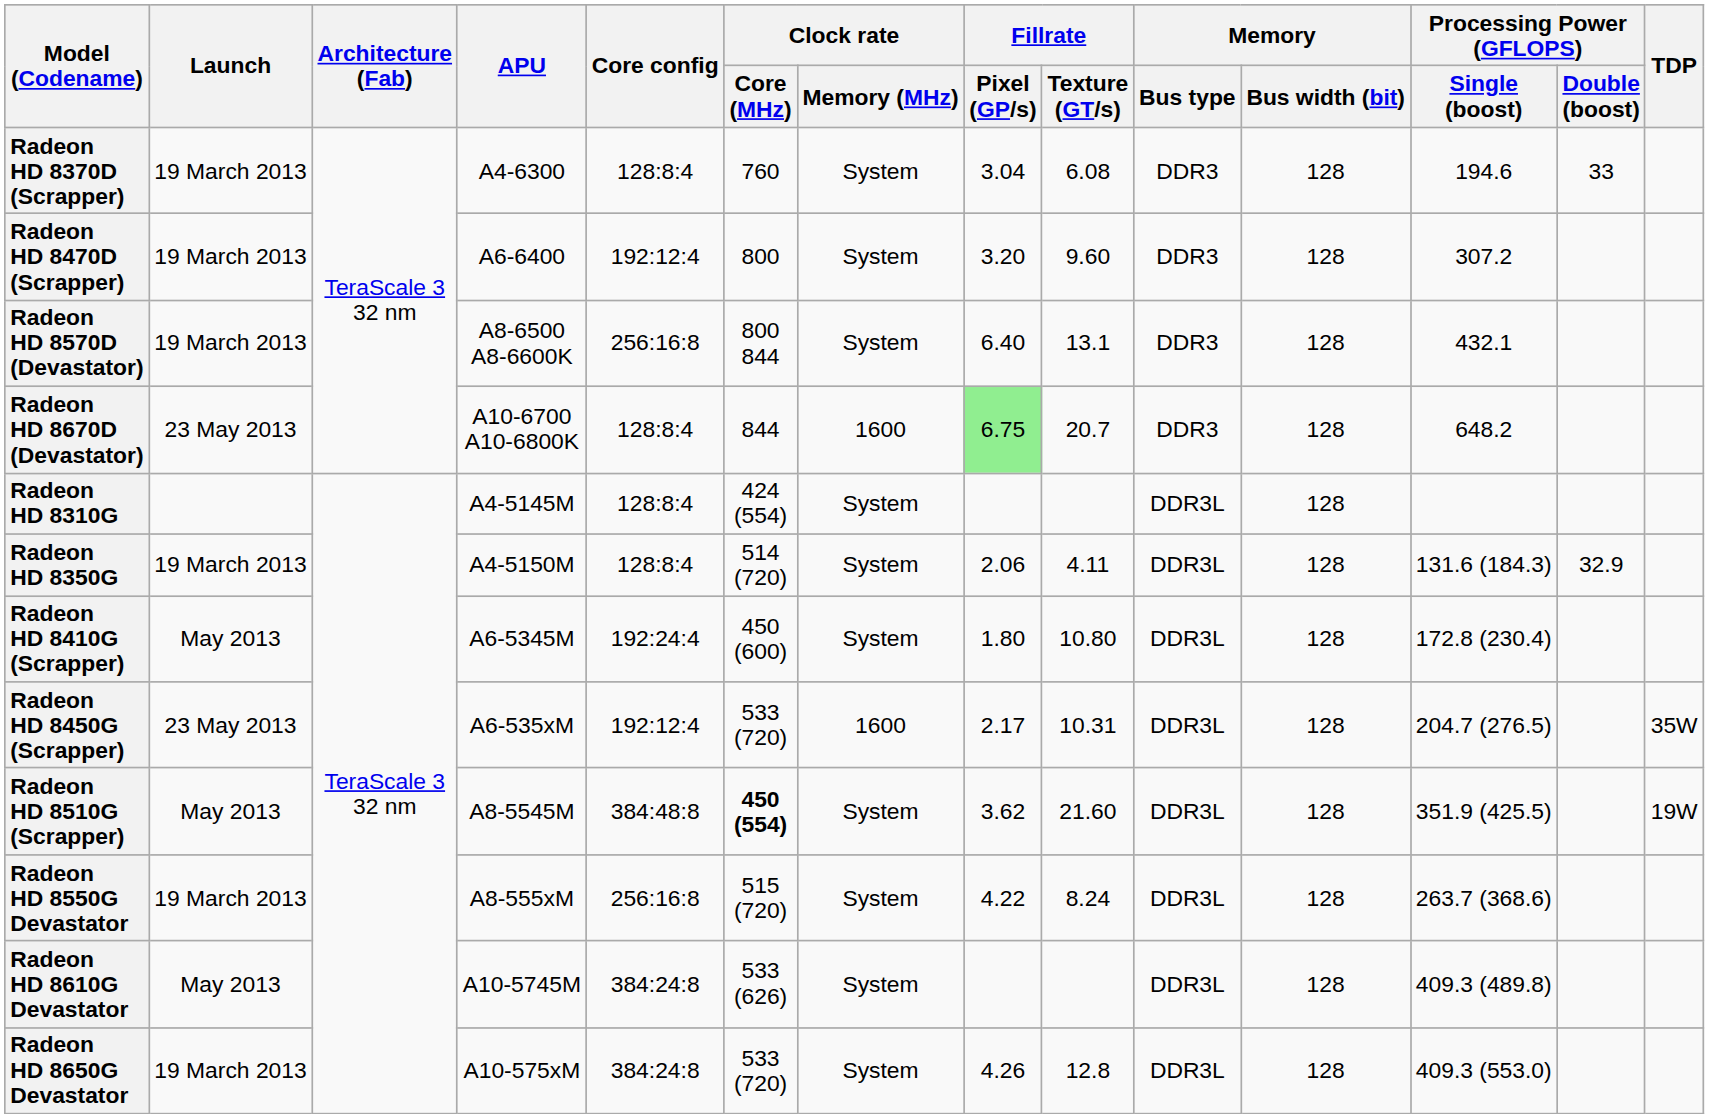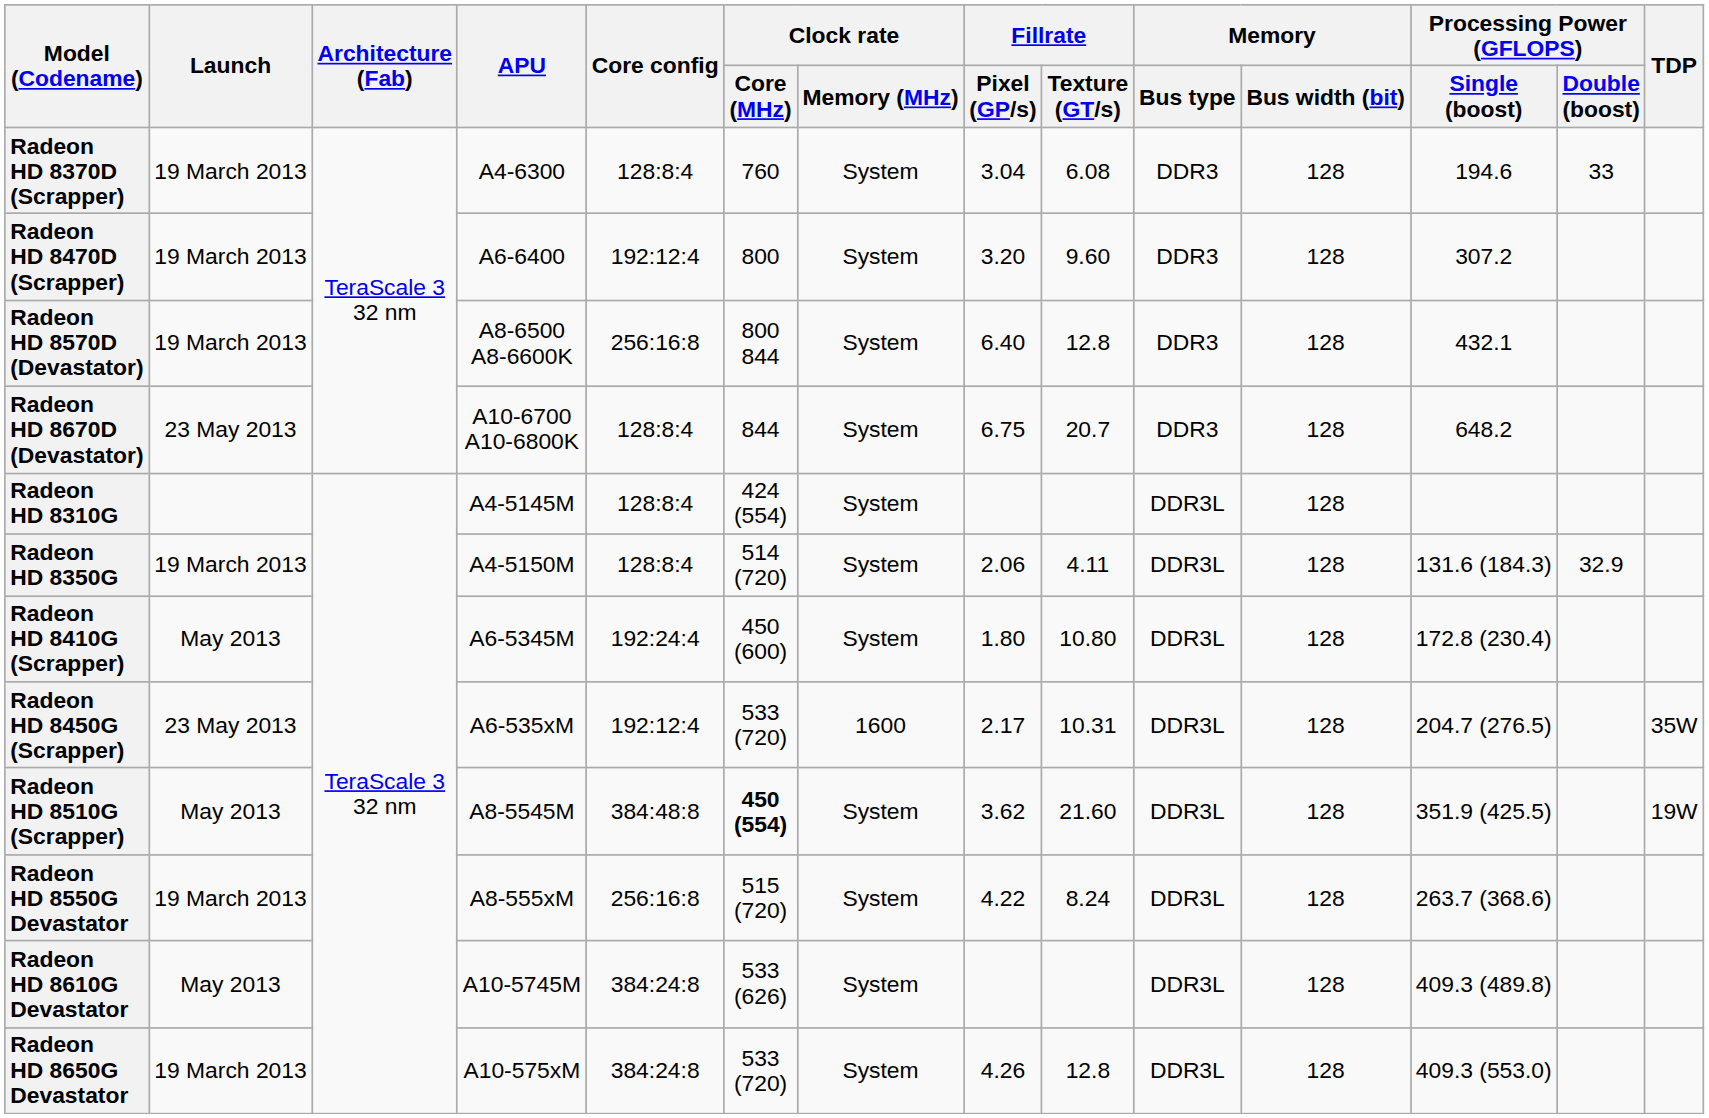(1088, 343) 13.1 -> (1088, 343) 12.8
(880, 429) 1600 -> (881, 429) System
(1003, 429) lightgreen background -> (1003, 429) no background
